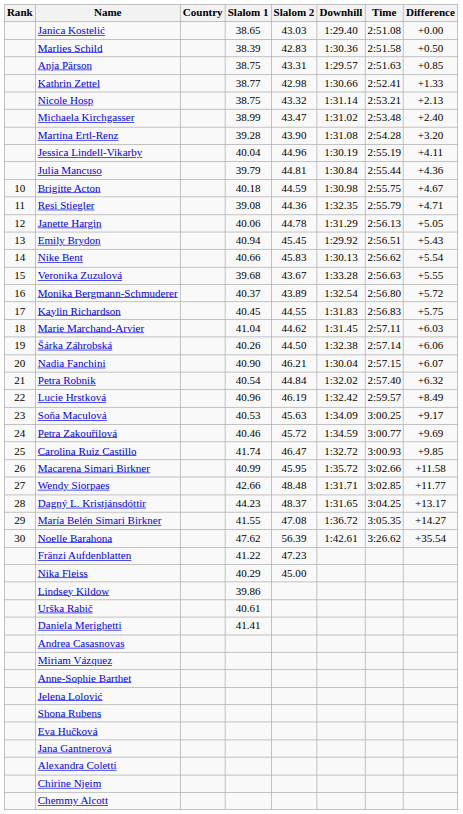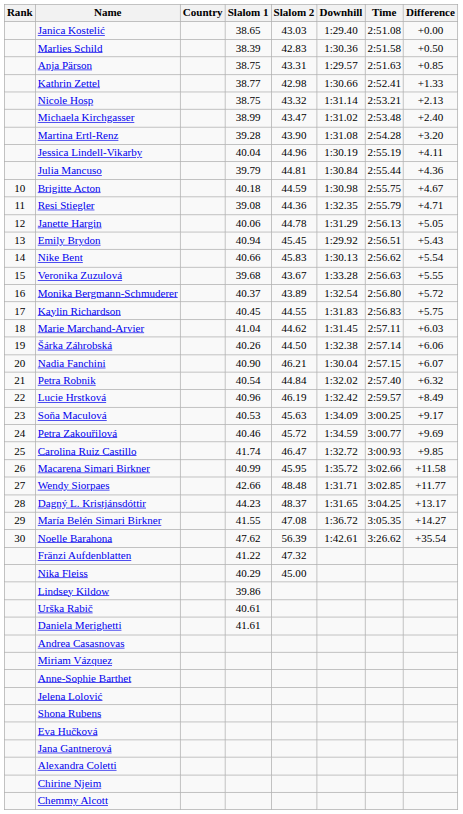(294, 556) 47.23 -> (294, 556) 47.32
(248, 626) 41.41 -> (248, 626) 41.61
